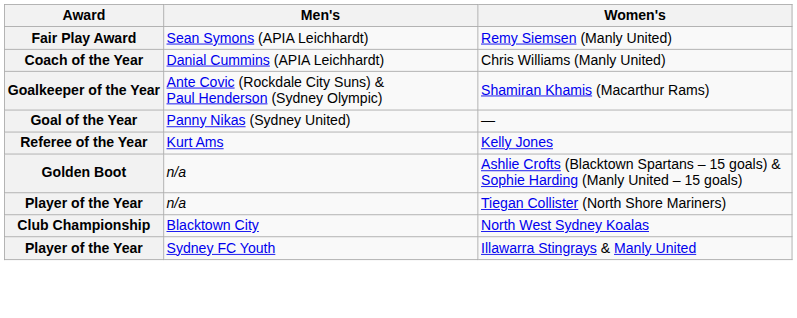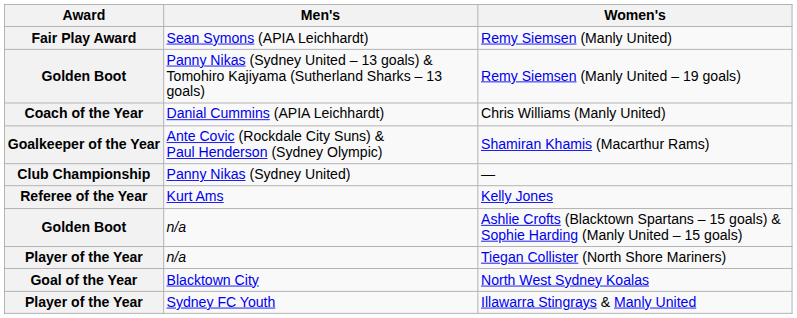+ row: (611, 76)
(84, 120) Goal of the Year -> (84, 174) Club Championship
(84, 225) Club Championship -> (84, 279) Goal of the Year
